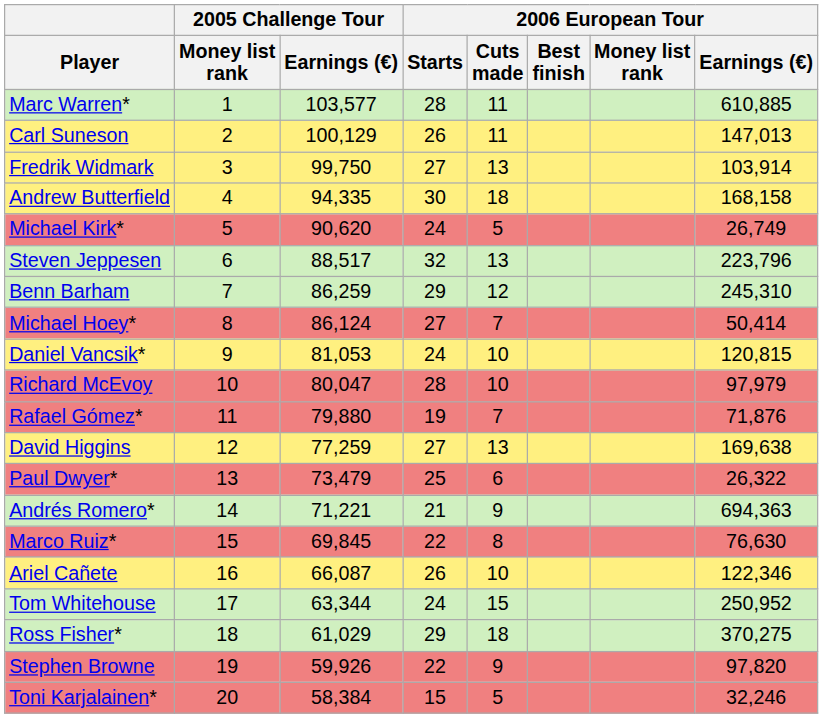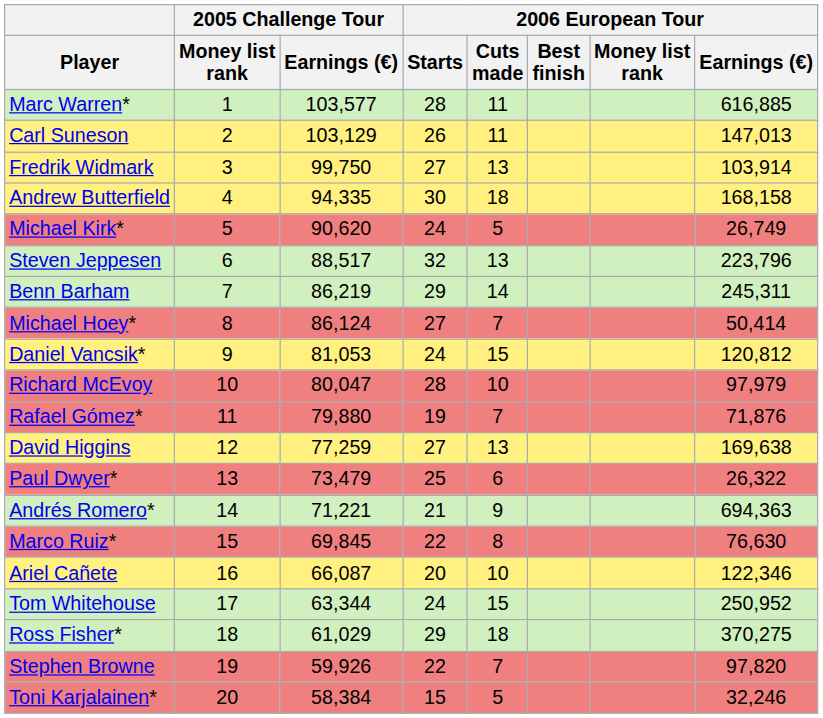(756, 104) 610,885 -> (756, 104) 616,885
(341, 135) 100,129 -> (341, 135) 103,129
(341, 291) 86,259 -> (341, 291) 86,219
(498, 291) 12 -> (498, 291) 14
(756, 291) 245,310 -> (756, 291) 245,311
(498, 354) 10 -> (498, 354) 15
(756, 354) 120,815 -> (756, 354) 120,812
(435, 572) 26 -> (435, 572) 20
(498, 666) 9 -> (498, 666) 7
